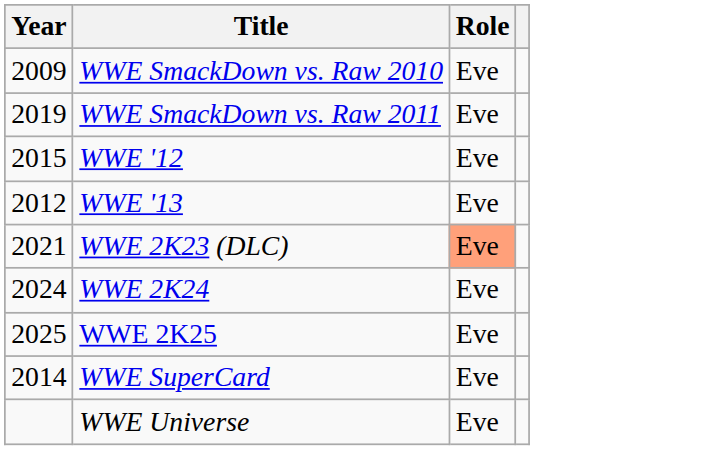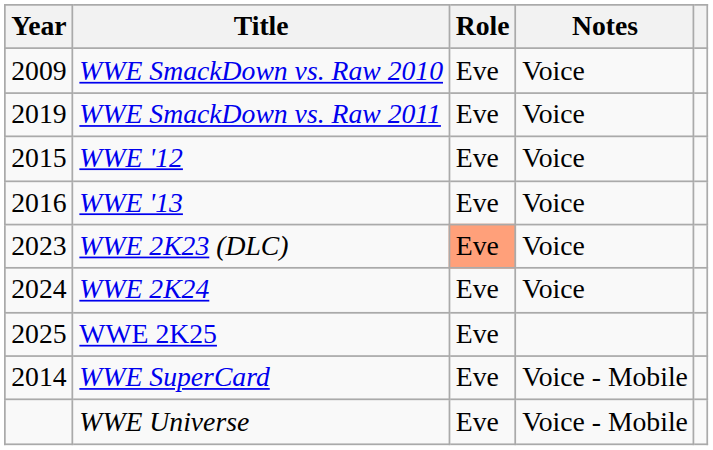+ column: (605, 26)
(39, 202) 2012 -> (39, 202) 2016
(39, 245) 2021 -> (39, 245) 2023
